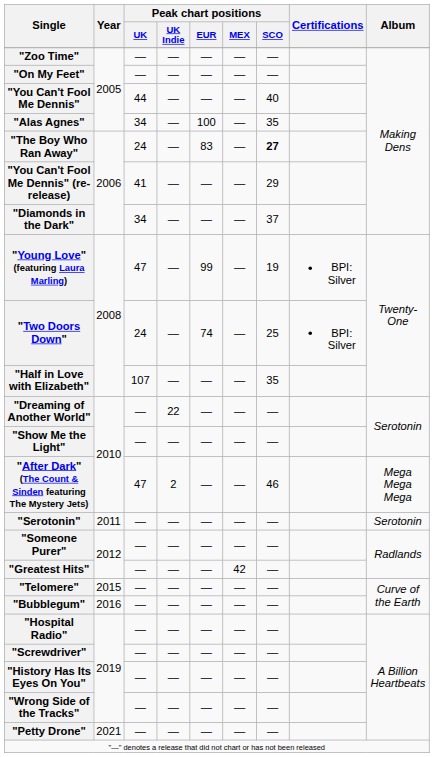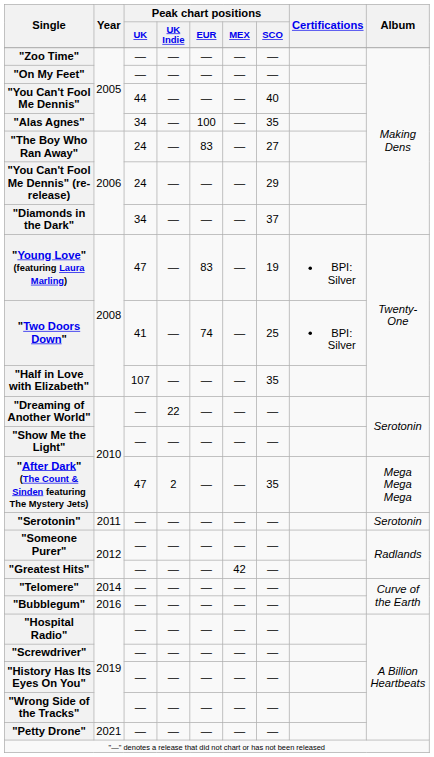(273, 146) bold -> (273, 146) normal
(140, 183) 41 -> (140, 183) 24
(206, 267) 99 -> (206, 267) 83
(140, 333) 24 -> (140, 333) 41
(273, 484) 46 -> (273, 484) 35
(109, 587) 2015 -> (109, 587) 2014
